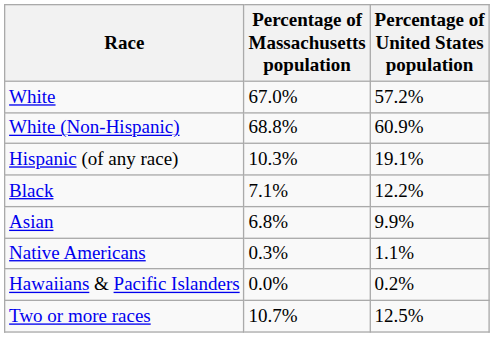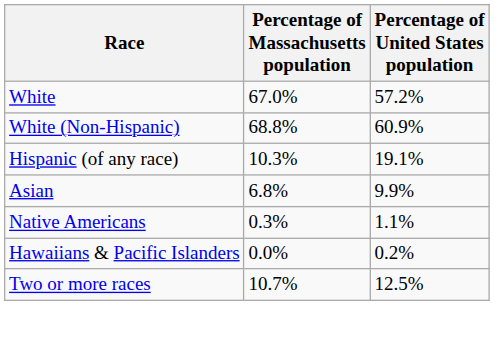- row: (31, 190)
